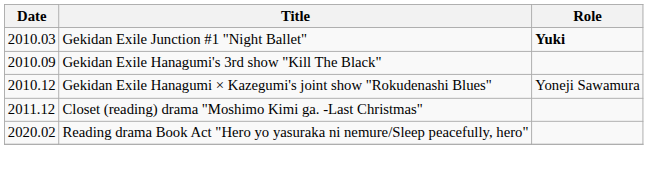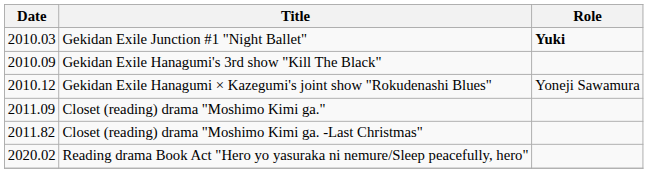+ row: (194, 109)
(31, 109) 2011.12 -> (31, 132) 2011.82
